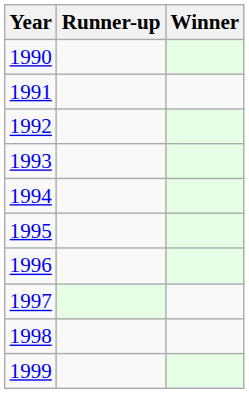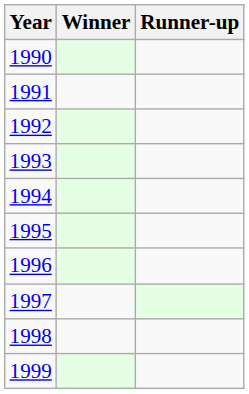columns swapped: (205, 22) <-> (111, 22)
